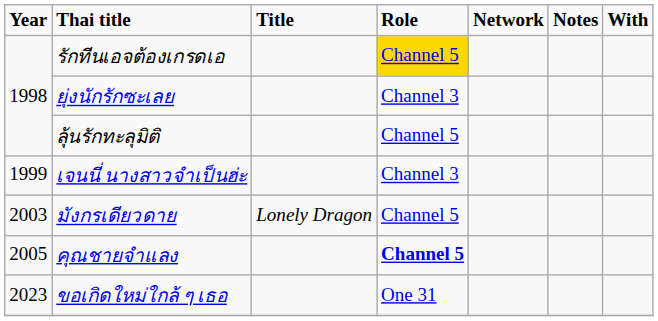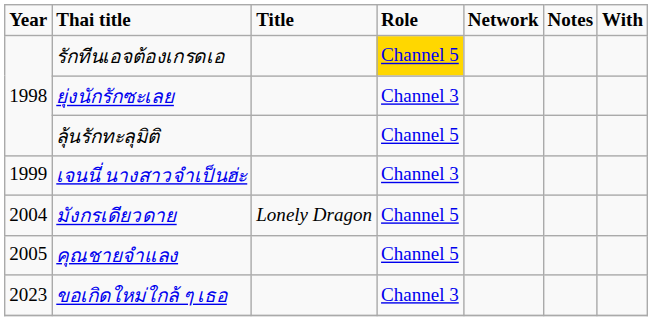(28, 214) 2003 -> (28, 214) 2004
(423, 254) bold -> (420, 254) normal
(409, 294) One 31 -> (420, 294) Channel 3
